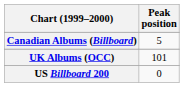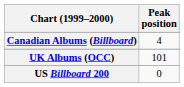(159, 40) 5 -> (159, 40) 4
